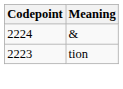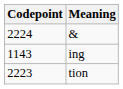+ row: (76, 53)
